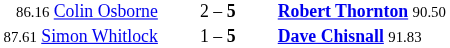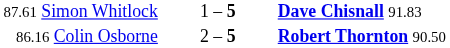rows swapped: (87, 11) <-> (81, 36)
